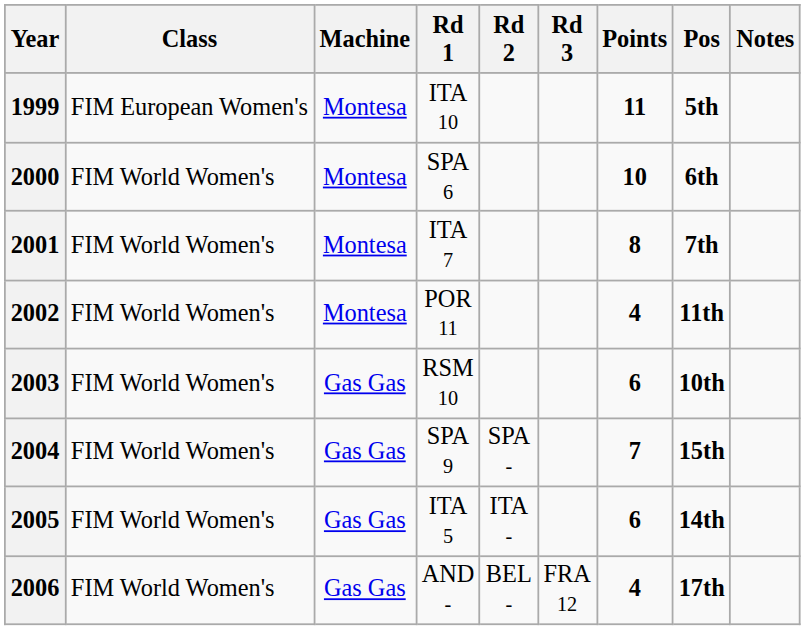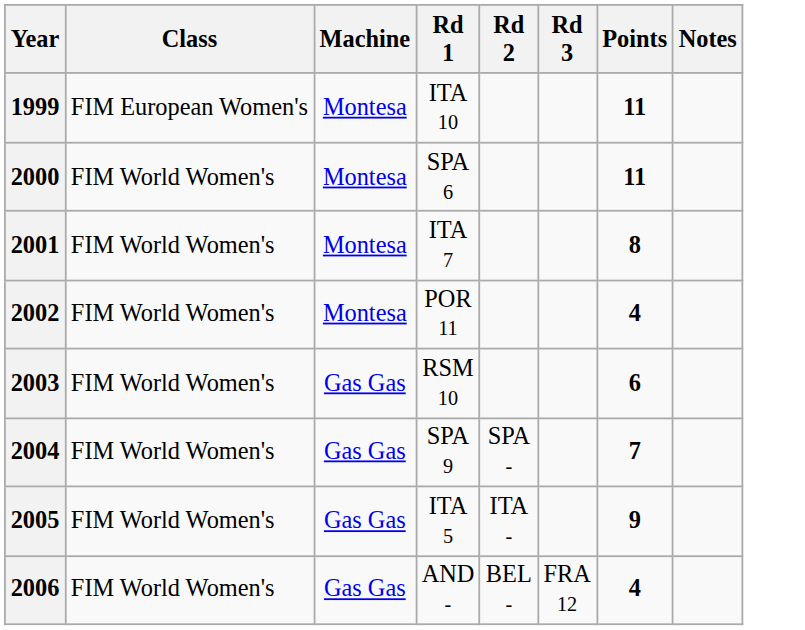- column: (702, 38)
(635, 176) 10 -> (635, 176) 11
(635, 520) 6 -> (635, 520) 9
